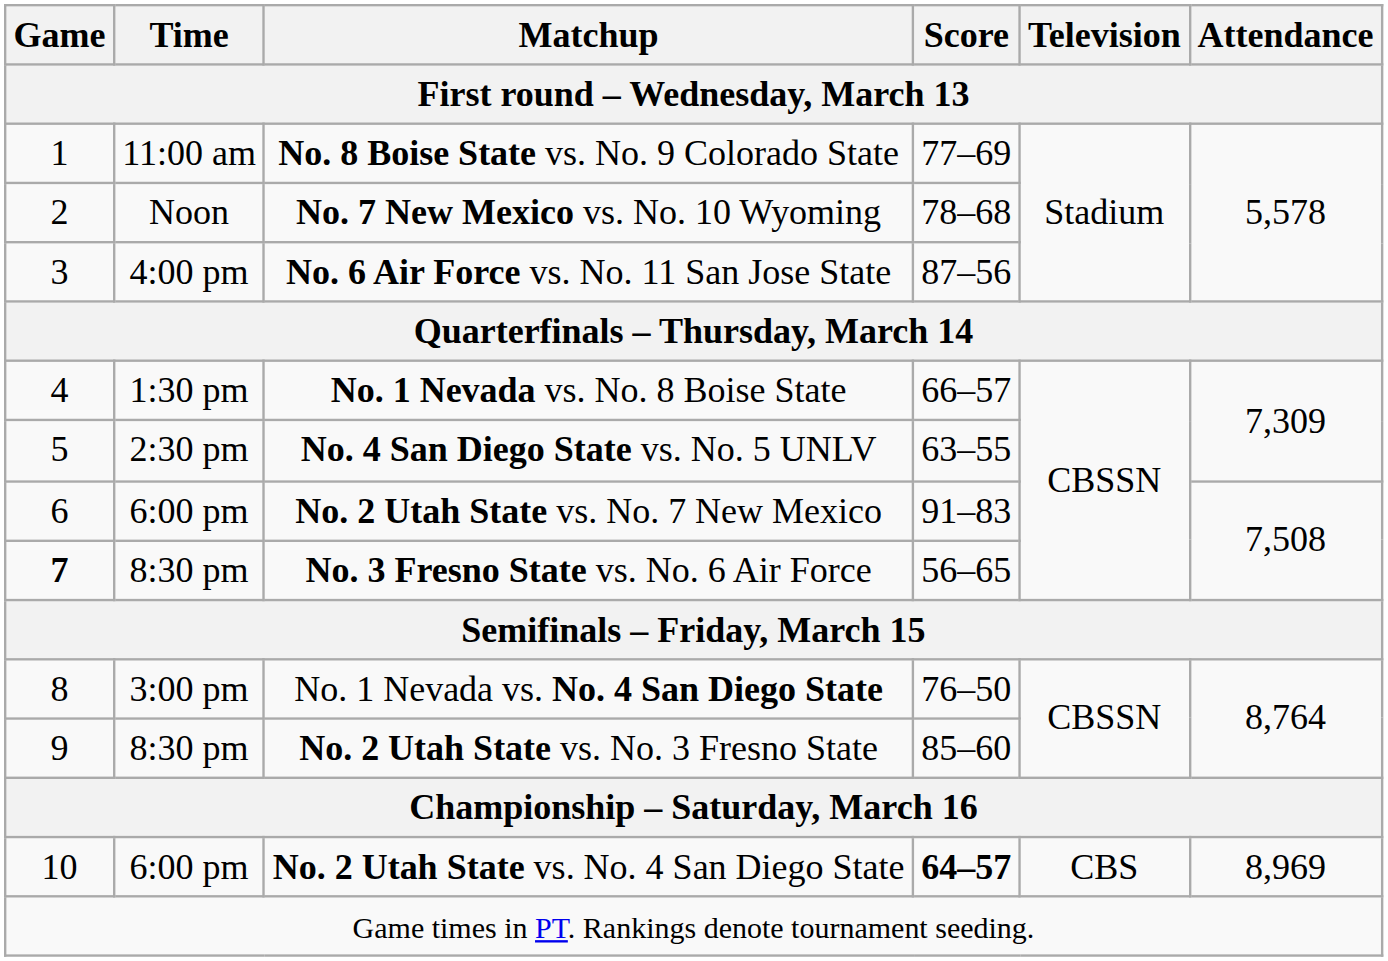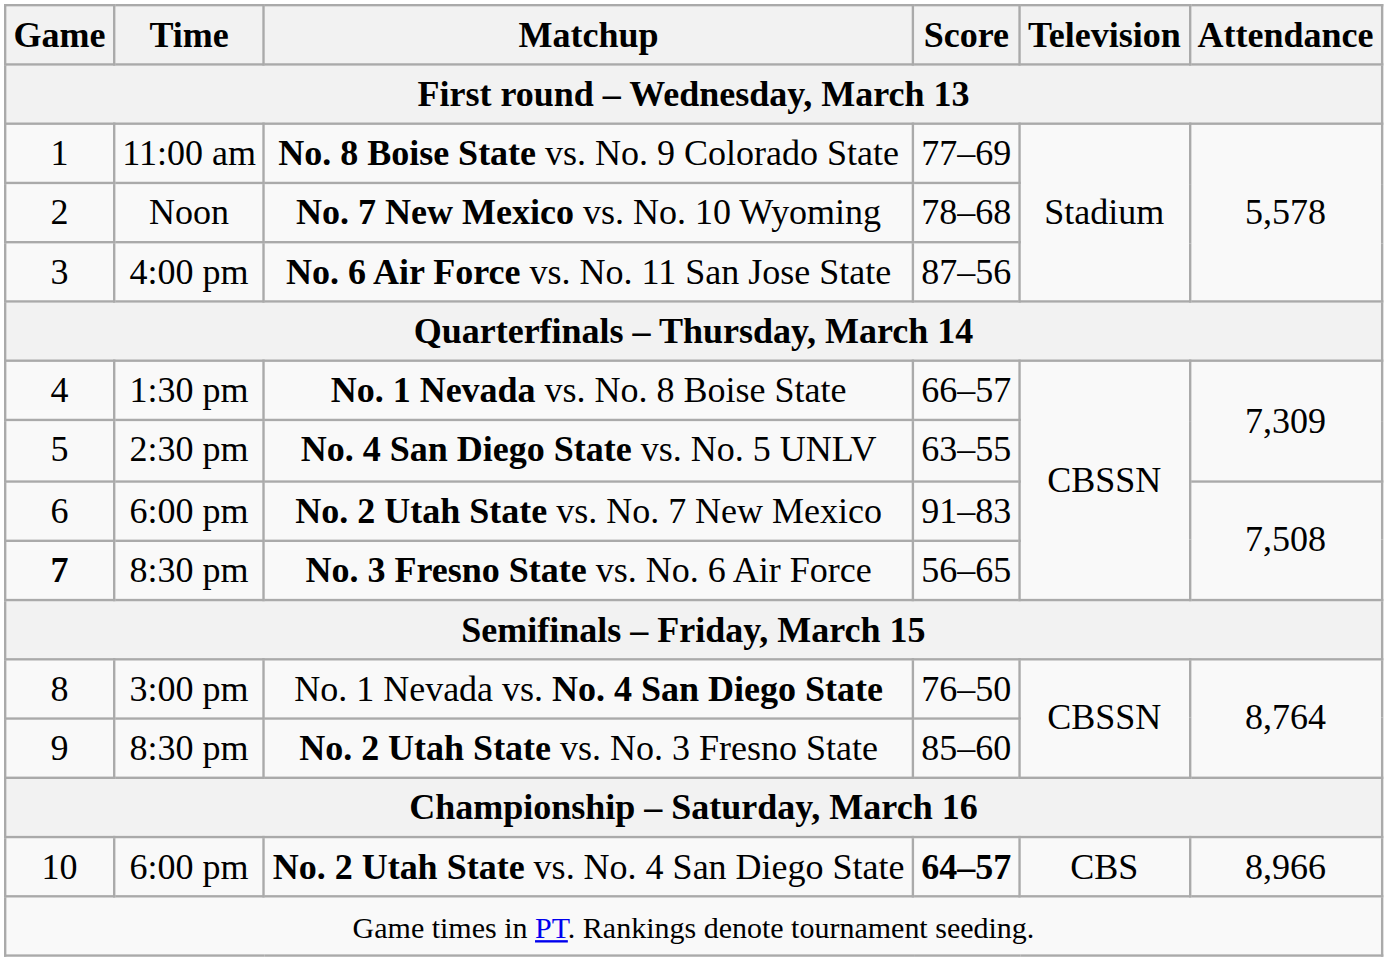(1285, 865) 8,969 -> (1285, 865) 8,966
